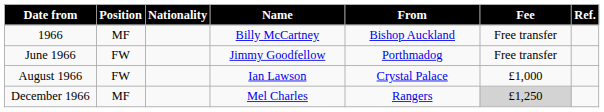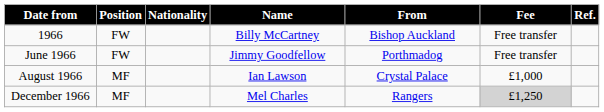(121, 35) MF -> (121, 35) FW
(121, 76) FW -> (121, 76) MF
